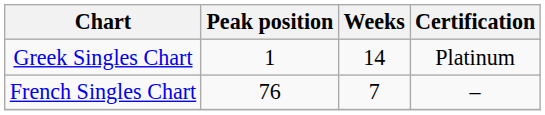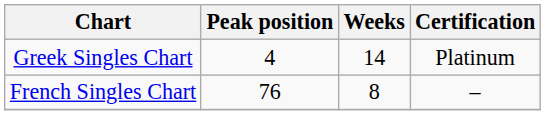(270, 57) 1 -> (270, 57) 4
(374, 92) 7 -> (374, 92) 8
